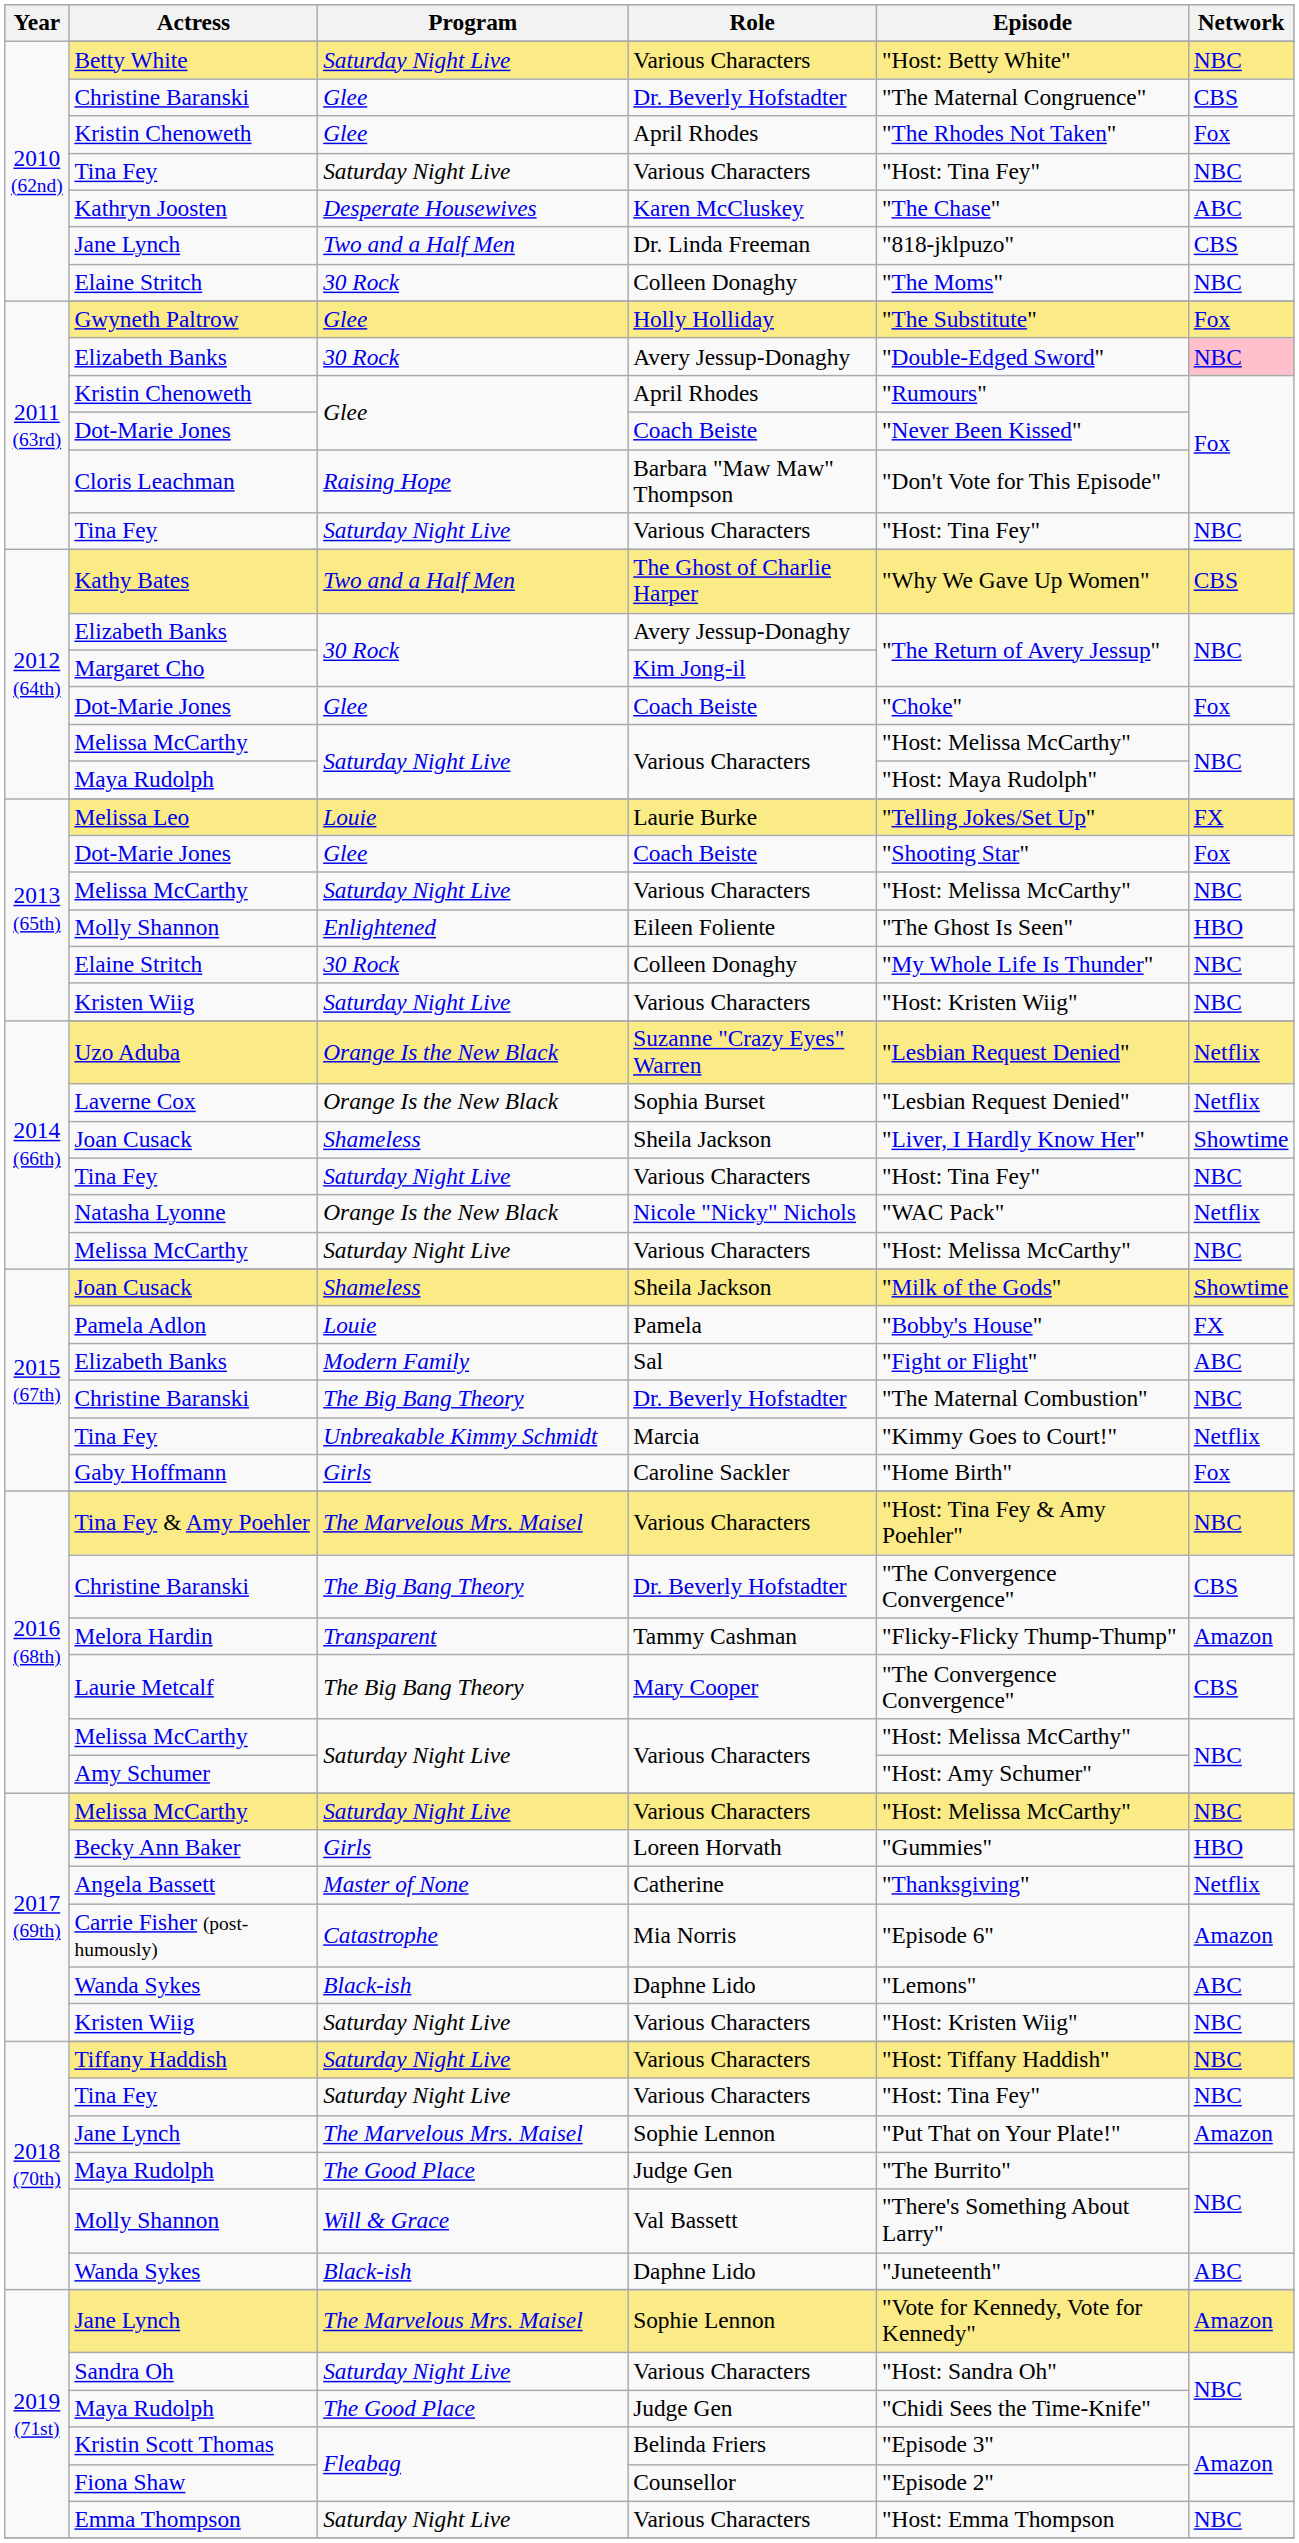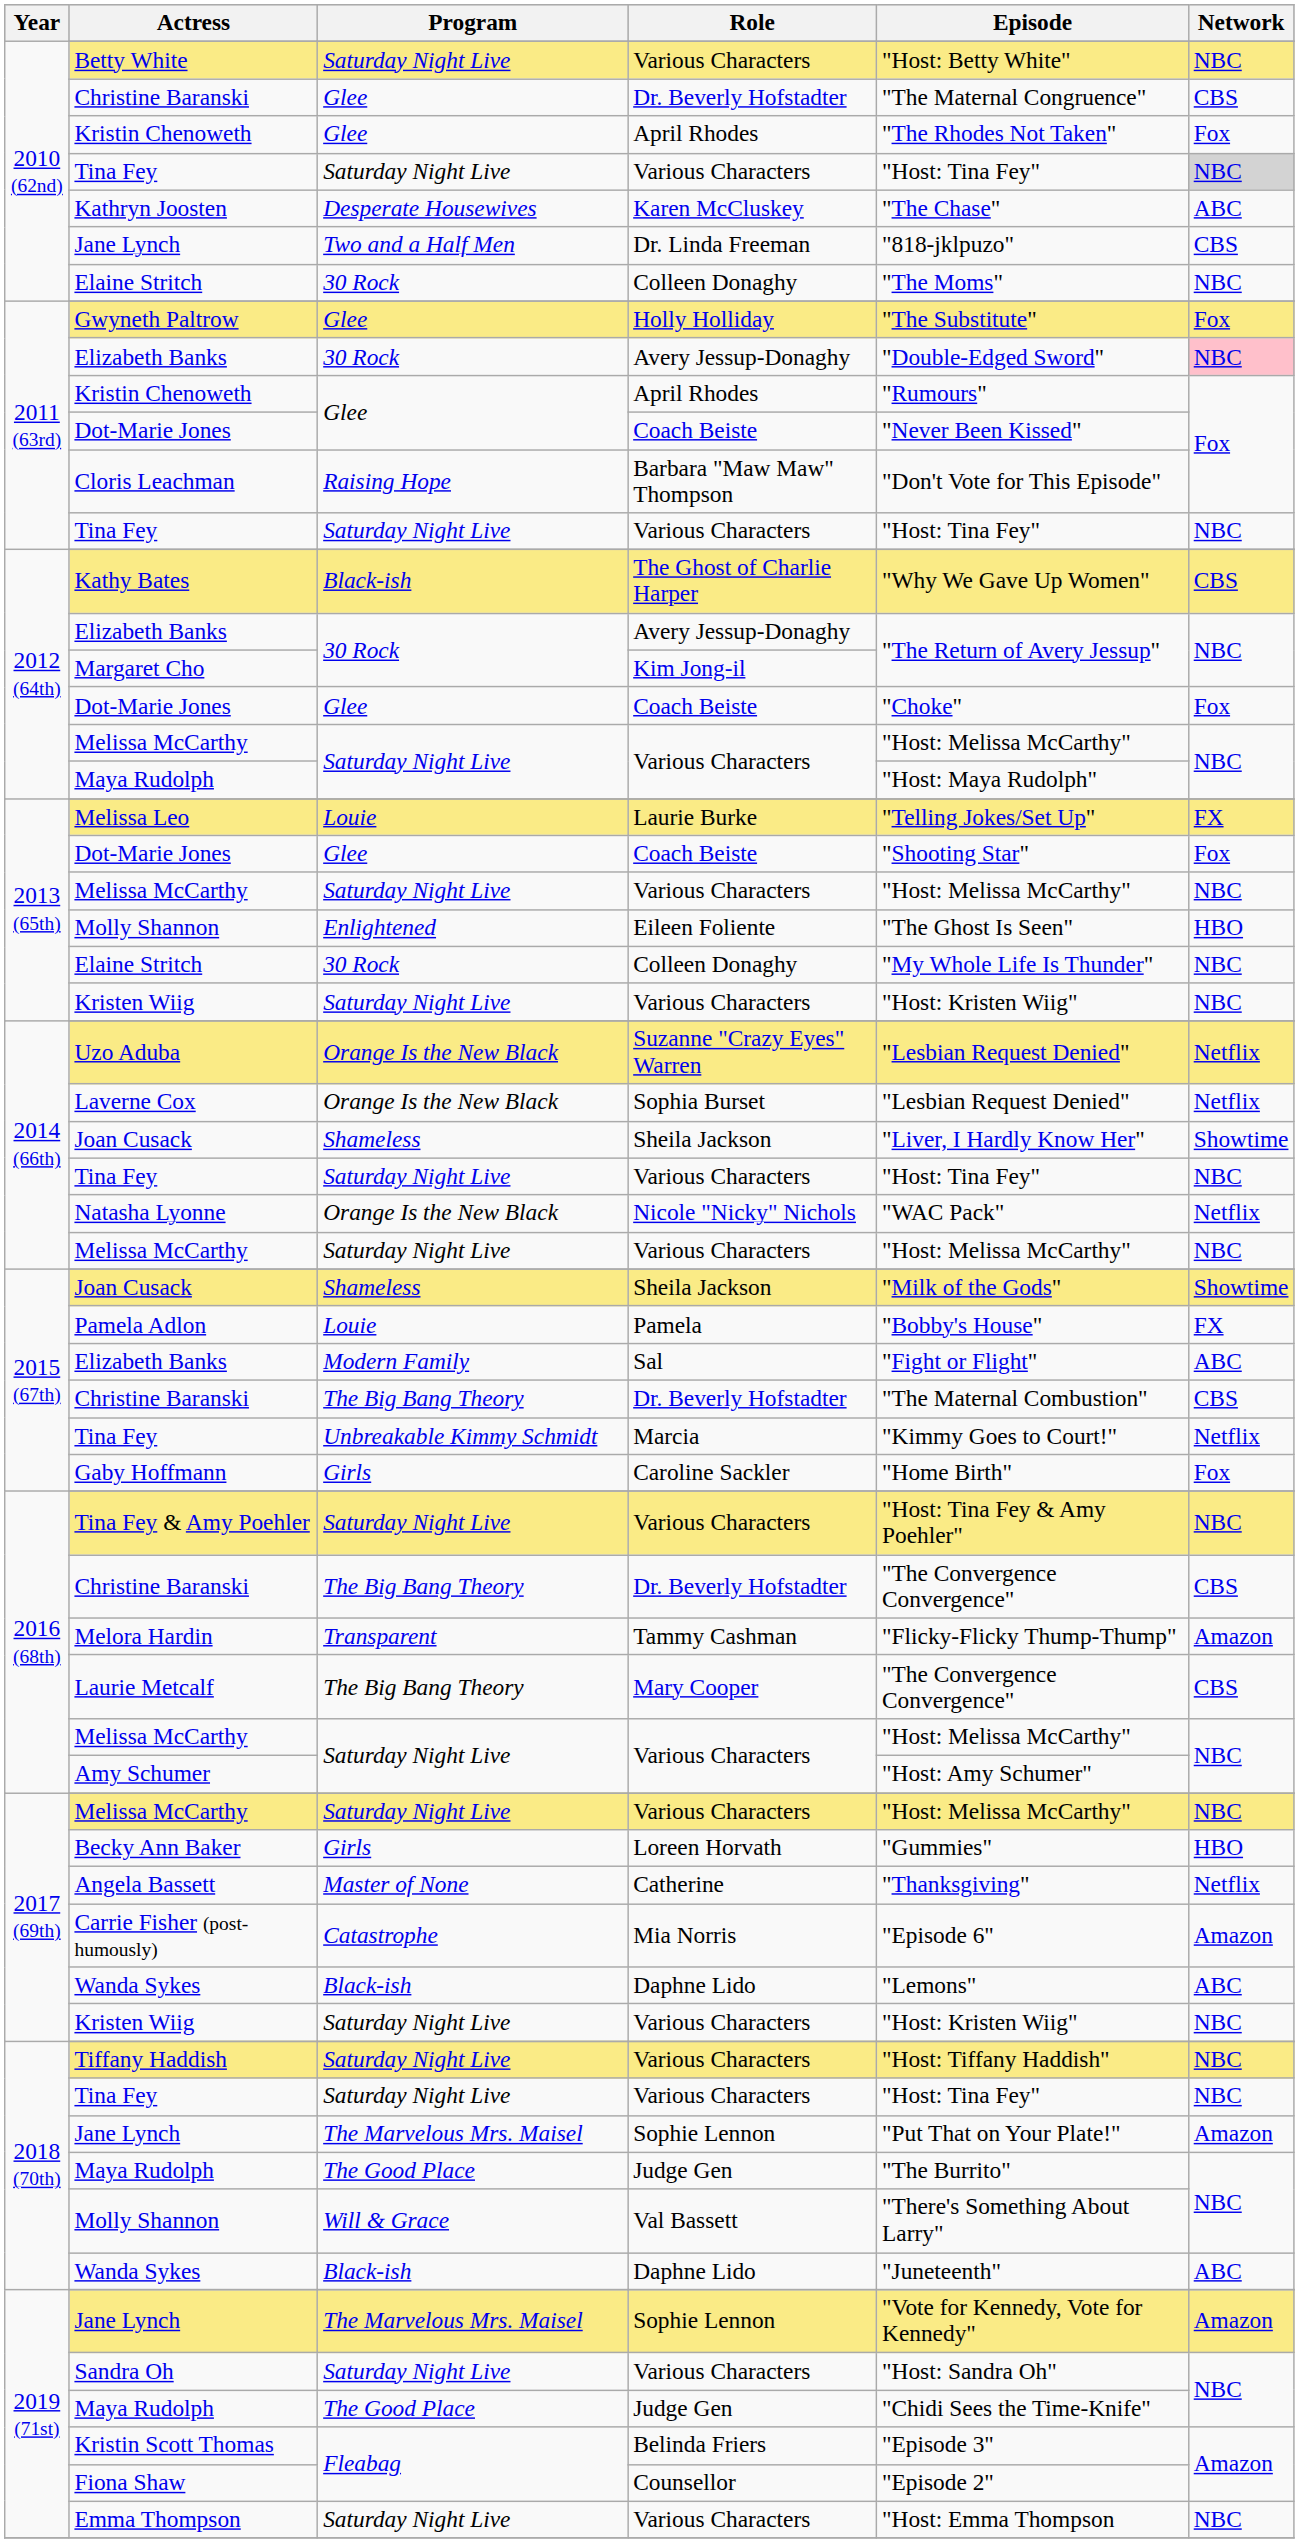(1218, 171) no background -> (1218, 171) lightgrey background
(419, 581) Two and a Half Men -> (367, 581) Black-ish
(1218, 1398) NBC -> (1216, 1398) CBS
(453, 1522) The Marvelous Mrs. Maisel -> (417, 1522) Saturday Night Live
